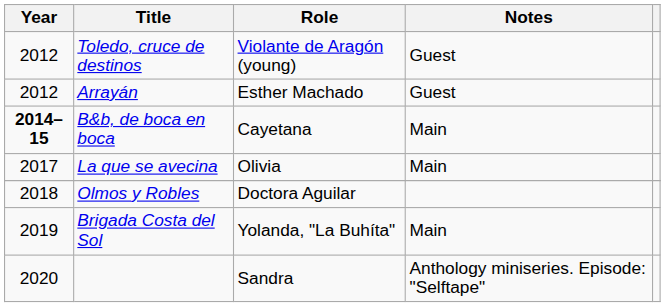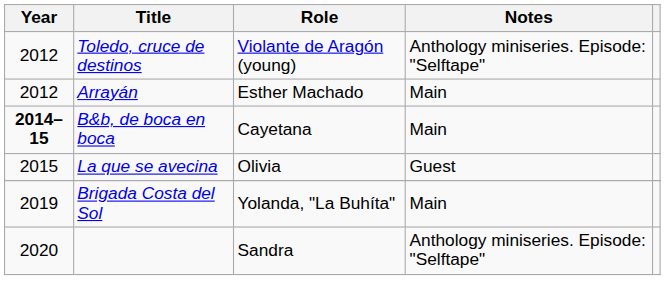(433, 55) Guest -> (528, 55) Anthology miniseries. Episode: "Selftape"
(433, 92) Guest -> (428, 92) Main
(39, 166) 2017 -> (39, 166) 2015
(428, 166) Main -> (433, 166) Guest
- row: (138, 194)
